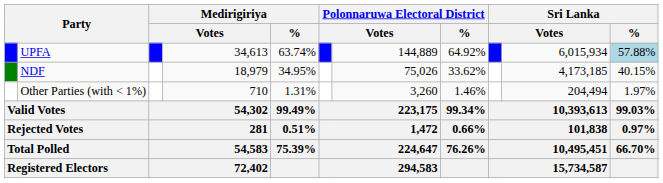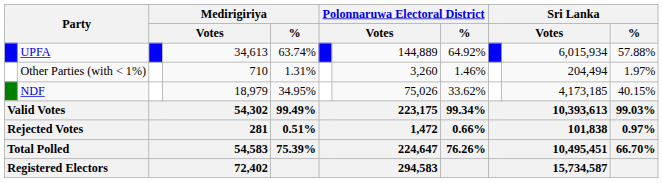(637, 52) lightblue background -> (637, 52) no background
rows swapped: (33, 71) <-> (83, 91)
